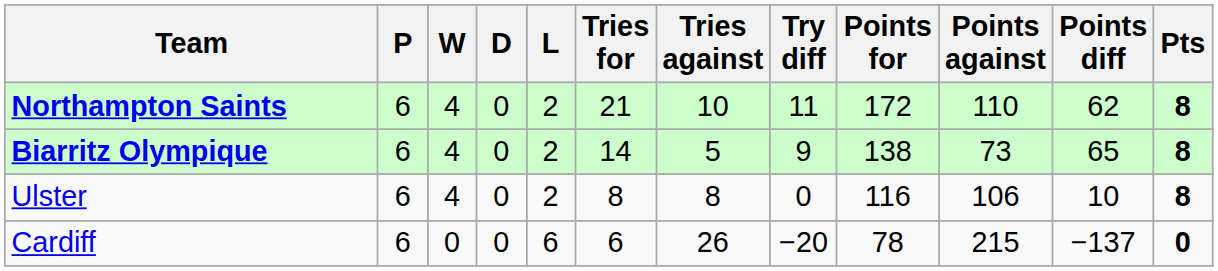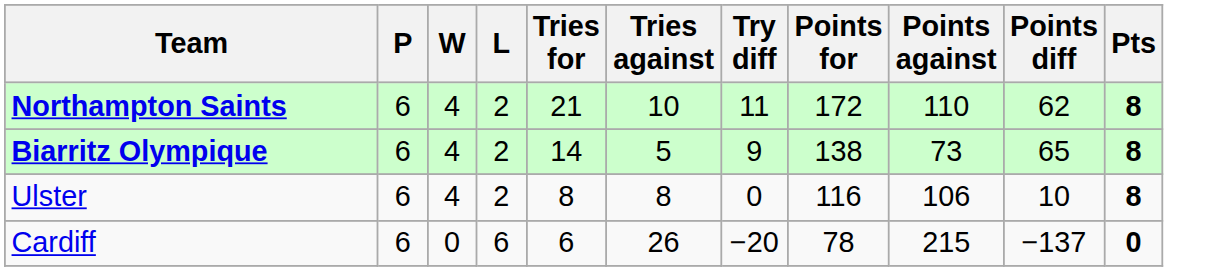- column: (501, 43)
